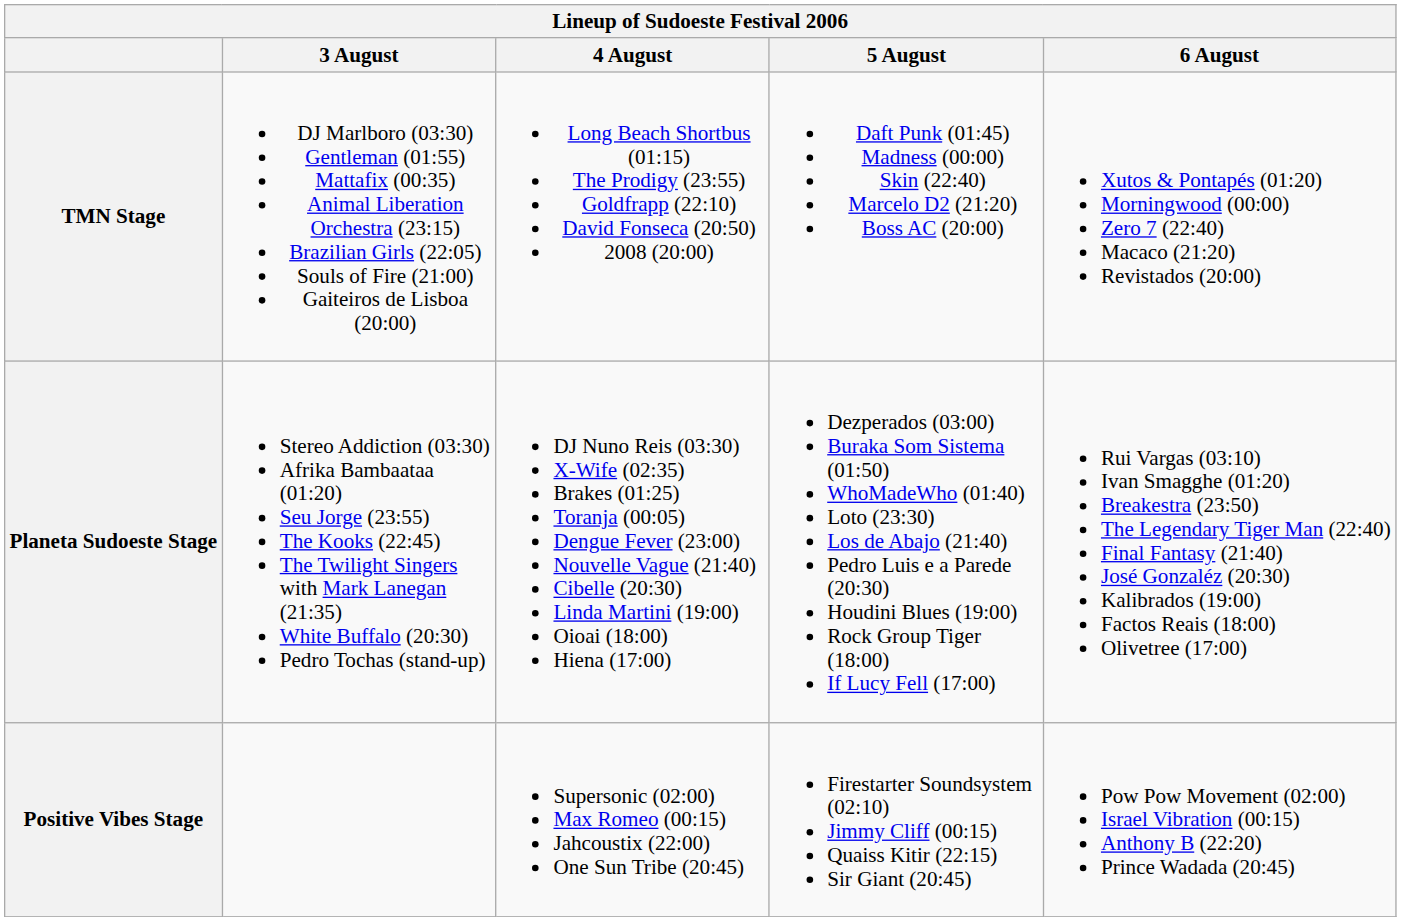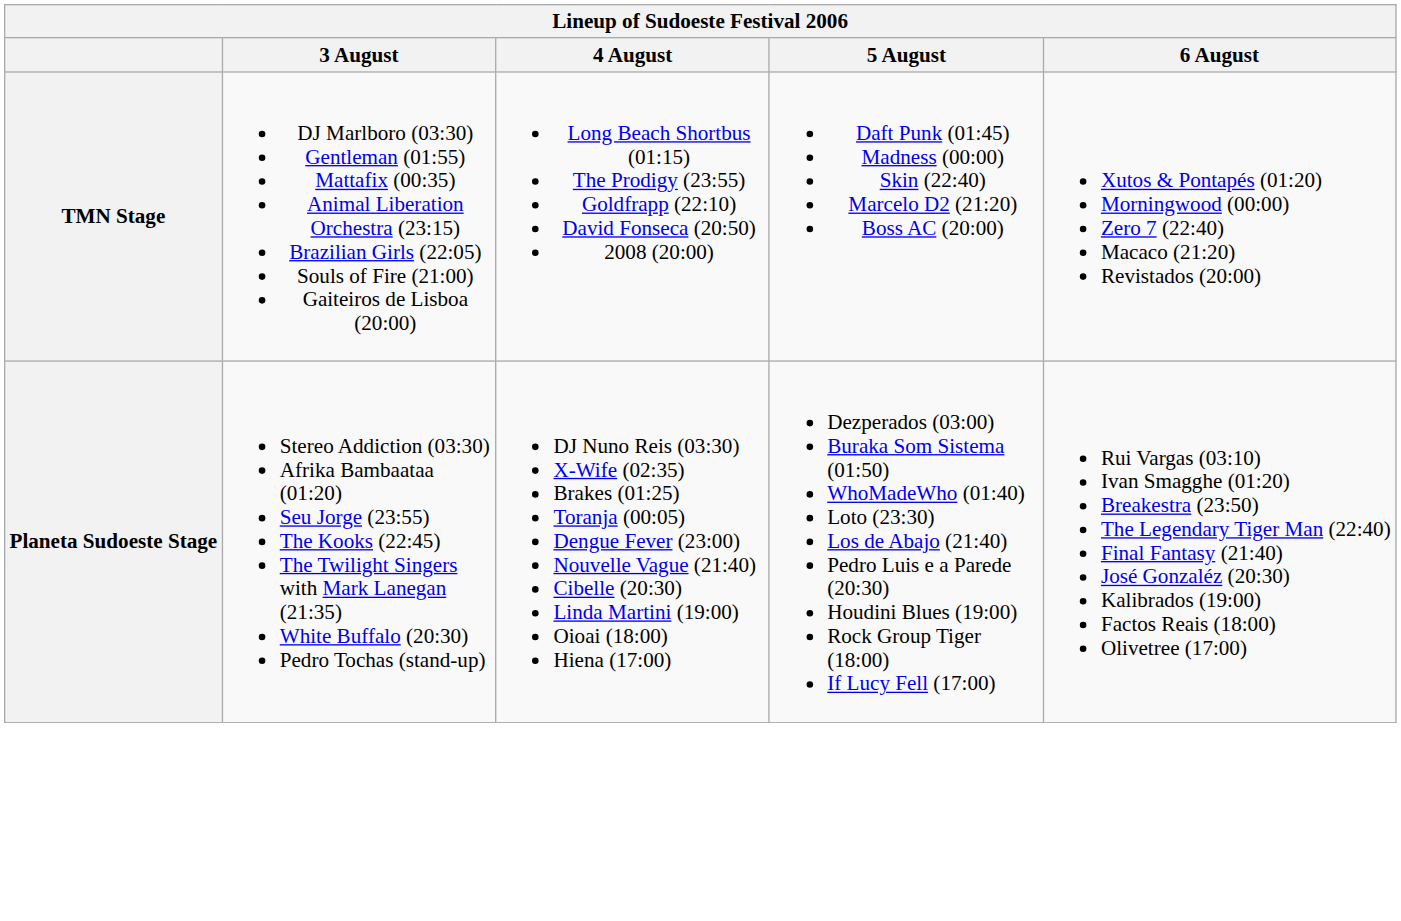- row: (113, 819)
